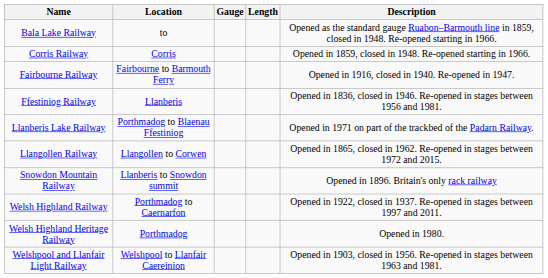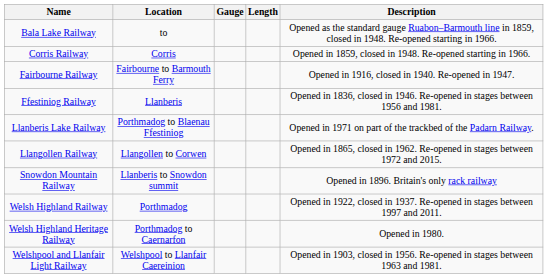(164, 207) Porthmadog to Caernarfon -> (164, 207) Porthmadog
(164, 233) Porthmadog -> (164, 233) Porthmadog to Caernarfon
